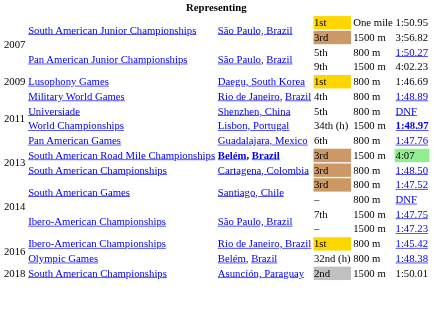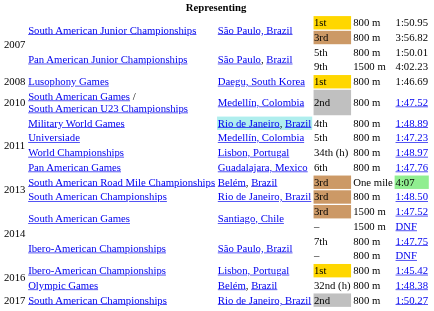(373, 22) One mile -> (367, 22) 800 m
(369, 37) 1500 m -> (367, 37) 800 m
(412, 52) 1:50.27 -> (412, 52) 1:50.01
(15, 81) 2009 -> (15, 81) 2008
+ row: (108, 102)
(265, 96) no background -> (265, 123) paleturquoise background
(254, 111) Shenzhen, China -> (261, 138) Medellín, Colombia
(406, 111) DNF -> (412, 138) 1:47.23
(369, 126) 1500 m -> (367, 152) 800 m
(412, 126) bold -> (412, 152) normal
(249, 155) bold -> (248, 182) normal
(369, 155) 1500 m -> (373, 182) One mile
(263, 170) Cartagena, Colombia -> (265, 197) Rio de Janeiro, Brazil
(367, 185) 800 m -> (369, 211) 1500 m
(367, 199) 800 m -> (369, 226) 1500 m
(369, 214) 1500 m -> (367, 241) 800 m
(369, 229) 1500 m -> (367, 256) 800 m
(412, 229) 1:47.23 -> (406, 256) DNF
(265, 244) Rio de Janeiro, Brazil -> (254, 270) Lisbon, Portugal
(15, 273) 2018 -> (15, 300) 2017
(261, 273) Asunción, Paraguay -> (265, 300) Rio de Janeiro, Brazil
(369, 273) 1500 m -> (367, 300) 800 m
(412, 273) 1:50.01 -> (412, 300) 1:50.27
